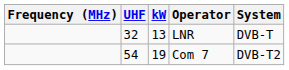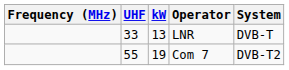(131, 34) 32 -> (131, 34) 33
(131, 54) 54 -> (131, 54) 55
